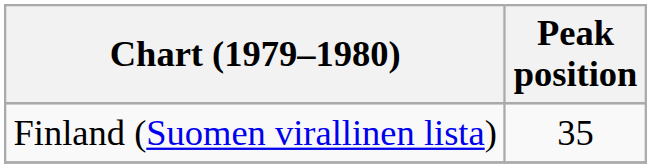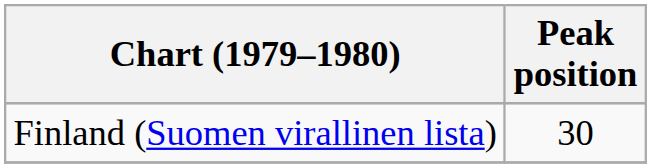(575, 132) 35 -> (575, 132) 30
